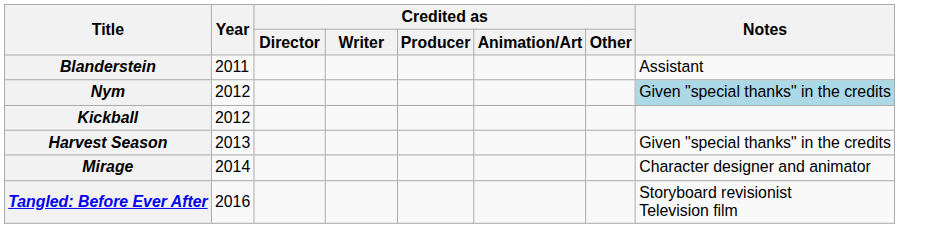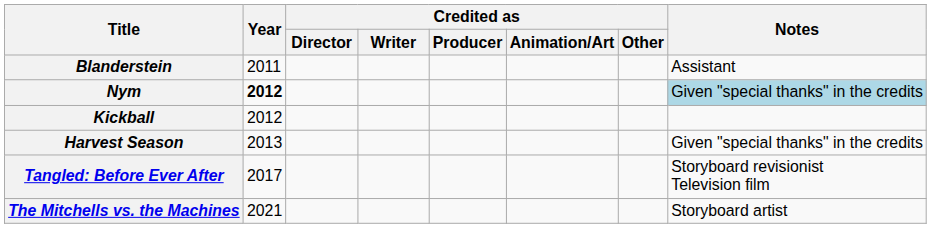(233, 92) normal -> (265, 92) bold
- row: (108, 167)
(233, 201) 2016 -> (265, 176) 2017
+ row: (124, 210)
